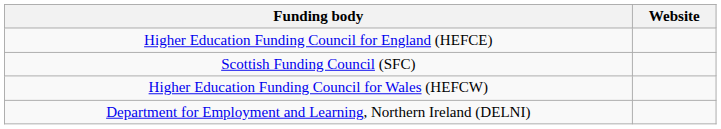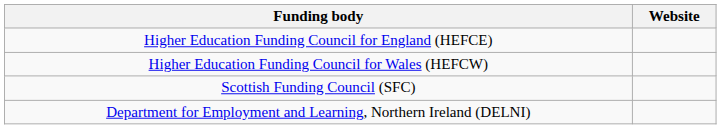rows swapped: (318, 87) <-> (318, 64)
